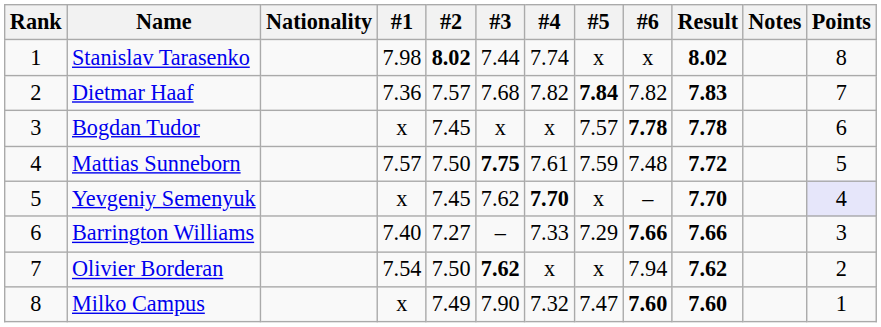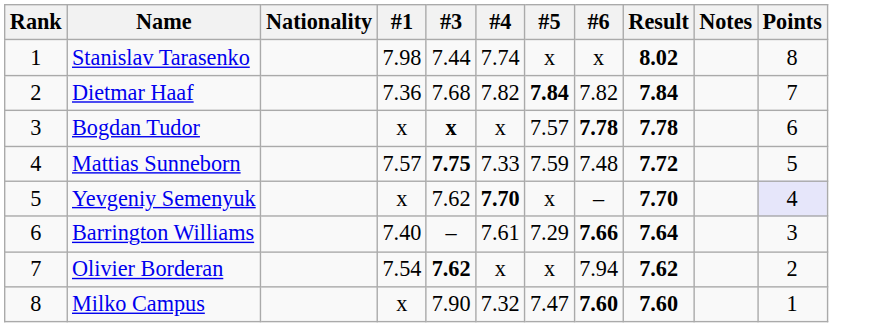- column: (451, 22)
(708, 92) 7.83 -> (659, 92) 7.84
(500, 127) normal -> (451, 127) bold
(549, 163) 7.61 -> (500, 163) 7.33
(549, 233) 7.33 -> (500, 233) 7.61
(708, 233) 7.66 -> (659, 233) 7.64
